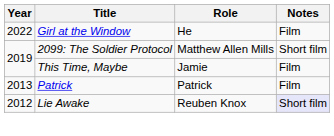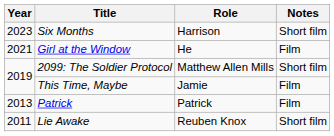+ row: (66, 31)
(20, 31) 2022 -> (20, 49) 2021
(20, 103) 2012 -> (19, 121) 2011
(303, 103) lavender background -> (303, 121) no background
